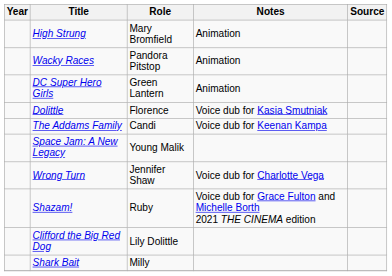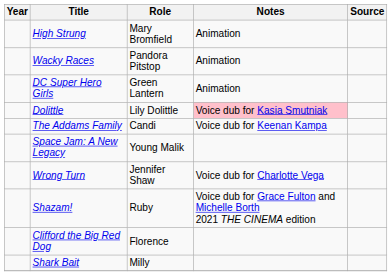(149, 110) Florence -> (154, 110) Lily Dolittle
(261, 110) no background -> (261, 110) pink background
(154, 241) Lily Dolittle -> (149, 241) Florence
